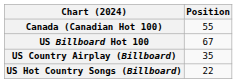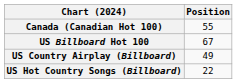(208, 56) 35 -> (208, 56) 49
